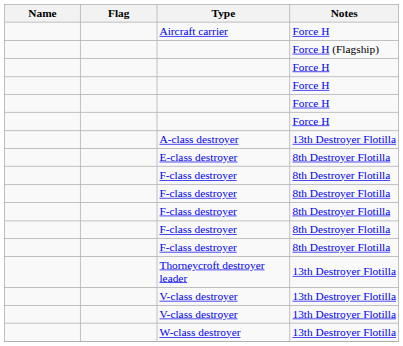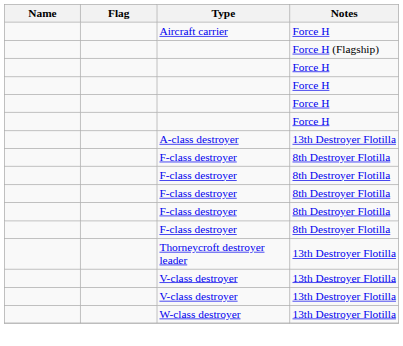- row: (198, 157)
